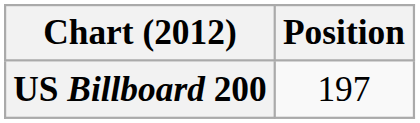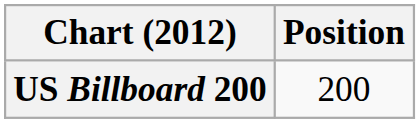(344, 88) 197 -> (344, 88) 200
